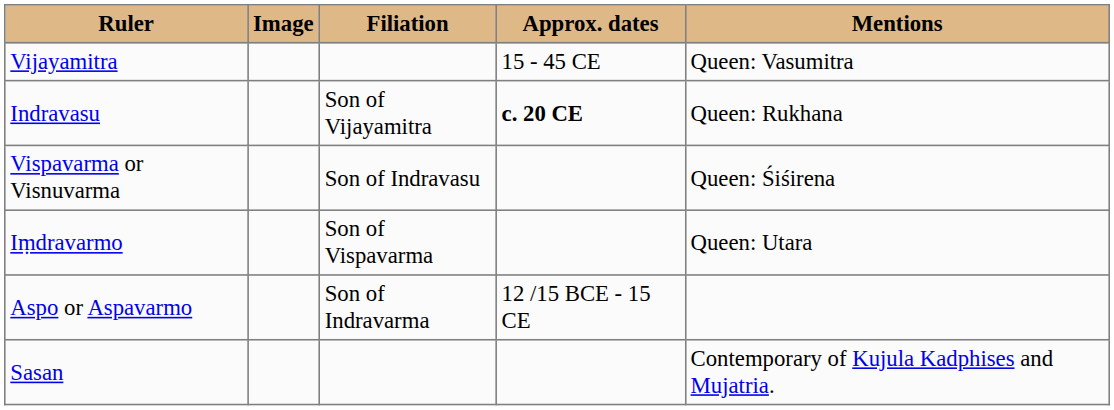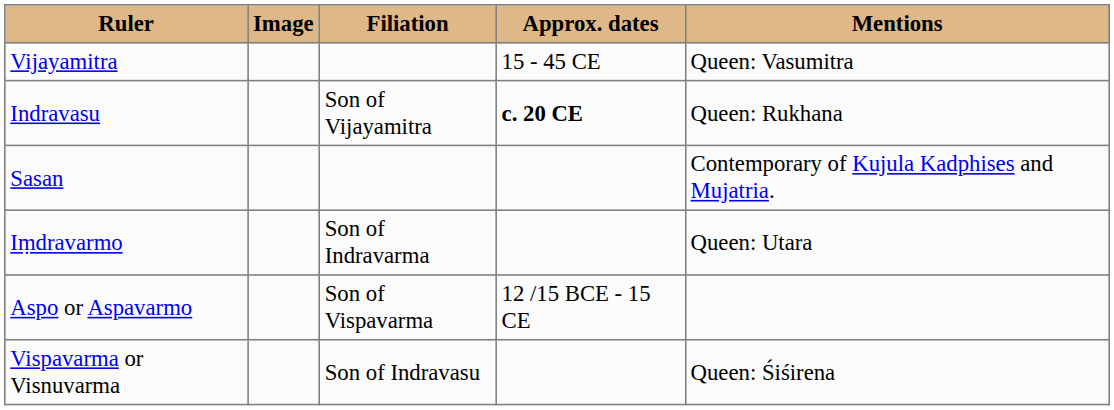rows swapped: (77, 177) <-> (37, 371)
(379, 242) Son of Vispavarma -> (377, 242) Son of Indravarma
(377, 307) Son of Indravarma -> (379, 307) Son of Vispavarma
